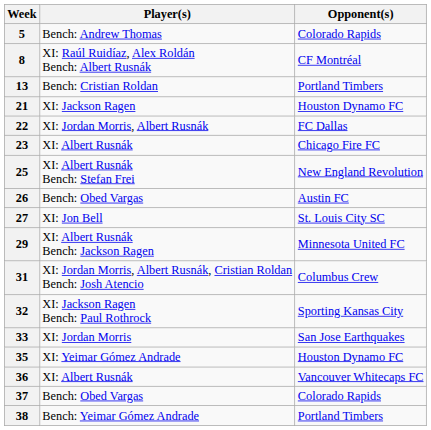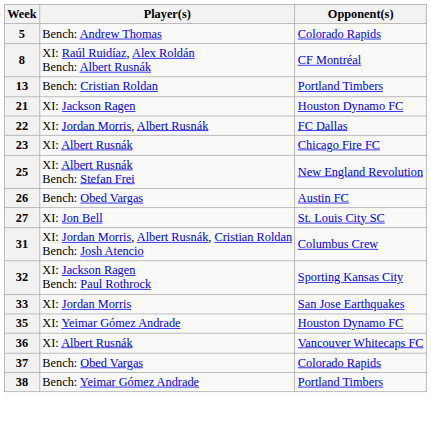- row: (22, 244)
